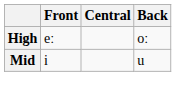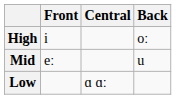(49, 37) eː -> (46, 37) i
(46, 60) i -> (49, 60) eː
+ row: (23, 82)
